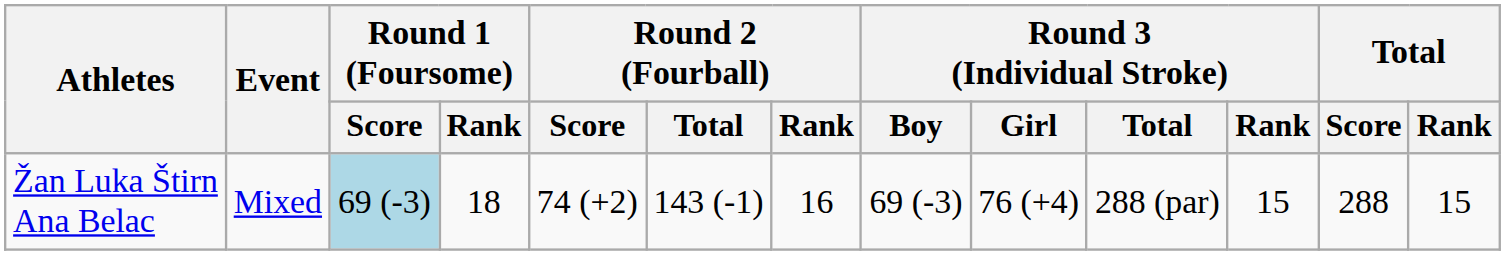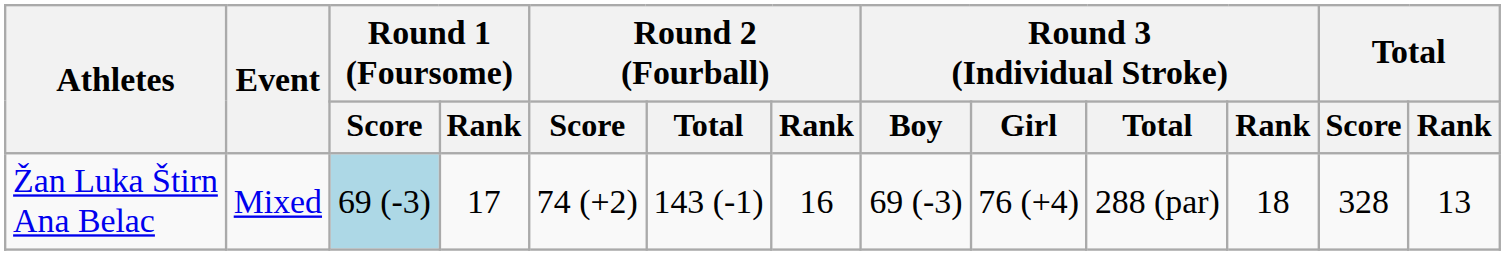(484, 201) 18 -> (484, 201) 17
(1273, 201) 15 -> (1273, 201) 18
(1364, 201) 288 -> (1364, 201) 328
(1454, 201) 15 -> (1454, 201) 13
